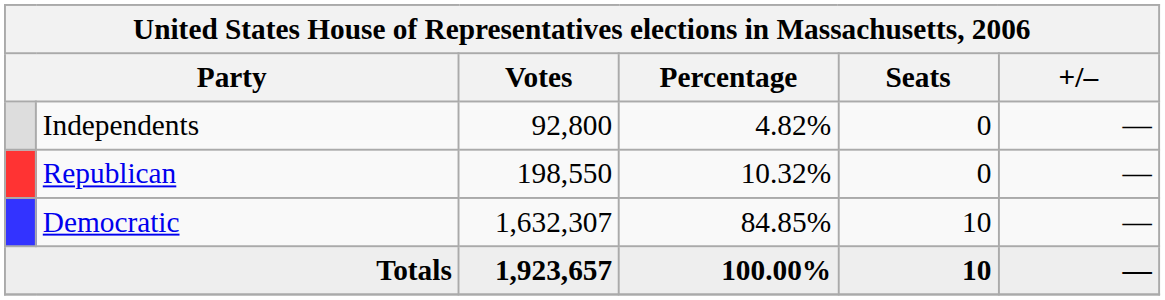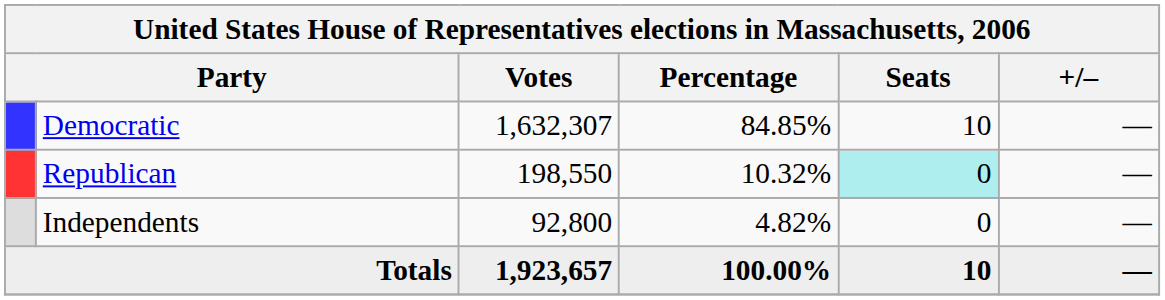rows swapped: (111, 222) <-> (121, 125)
(984, 173) no background -> (984, 173) paleturquoise background
